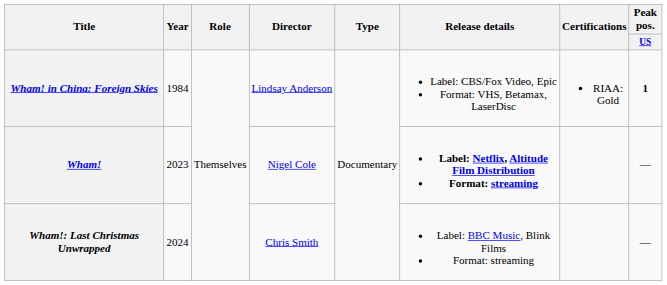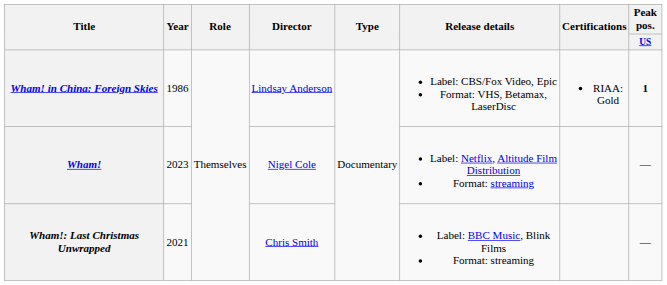(178, 88) 1984 -> (178, 88) 1986
(480, 171) bold -> (480, 171) normal
(178, 242) 2024 -> (178, 242) 2021
